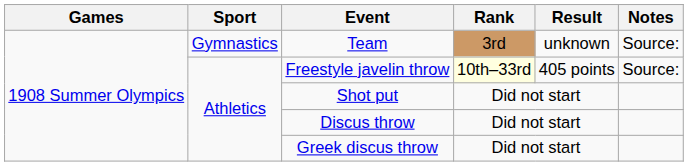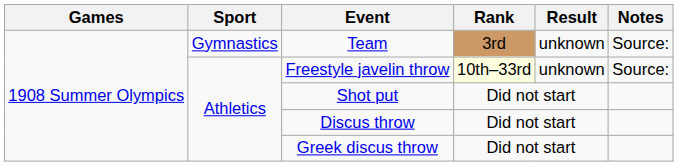(577, 69) 405 points -> (572, 69) unknown
